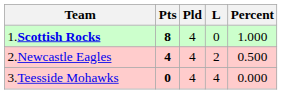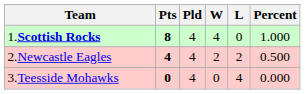+ column: (216, 15)
